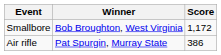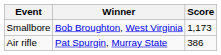(199, 27) 1,172 -> (199, 27) 1,173
